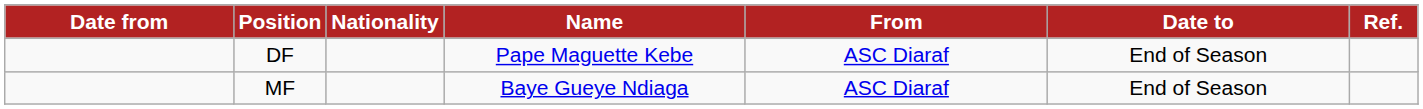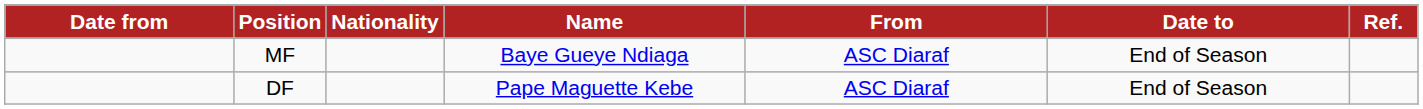rows swapped: (280, 55) <-> (280, 88)
